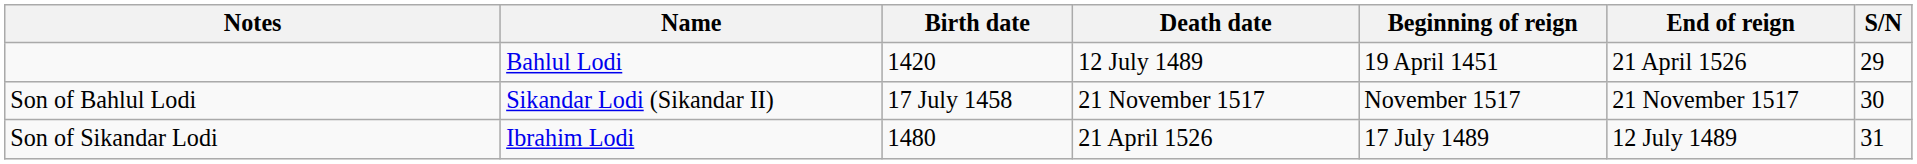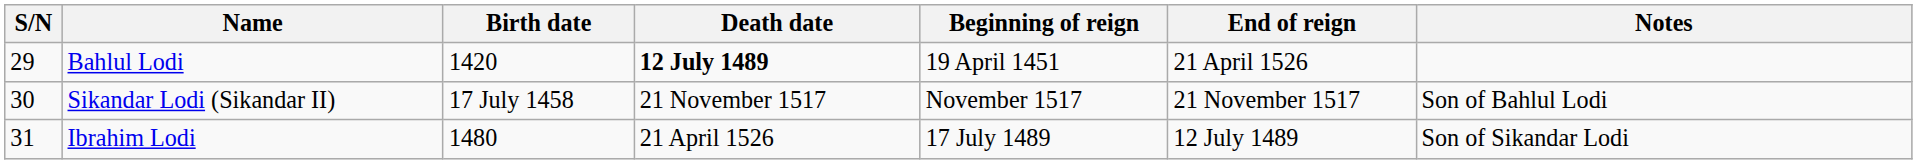columns swapped: (1883, 23) <-> (253, 23)
(1141, 61) normal -> (704, 61) bold
